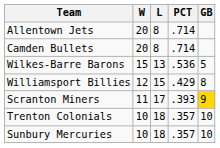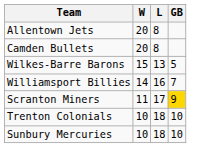- column: (183, 13)
(142, 82) 12 -> (142, 82) 14
(159, 82) 15 -> (159, 82) 16
(203, 82) 8 -> (174, 82) 7
